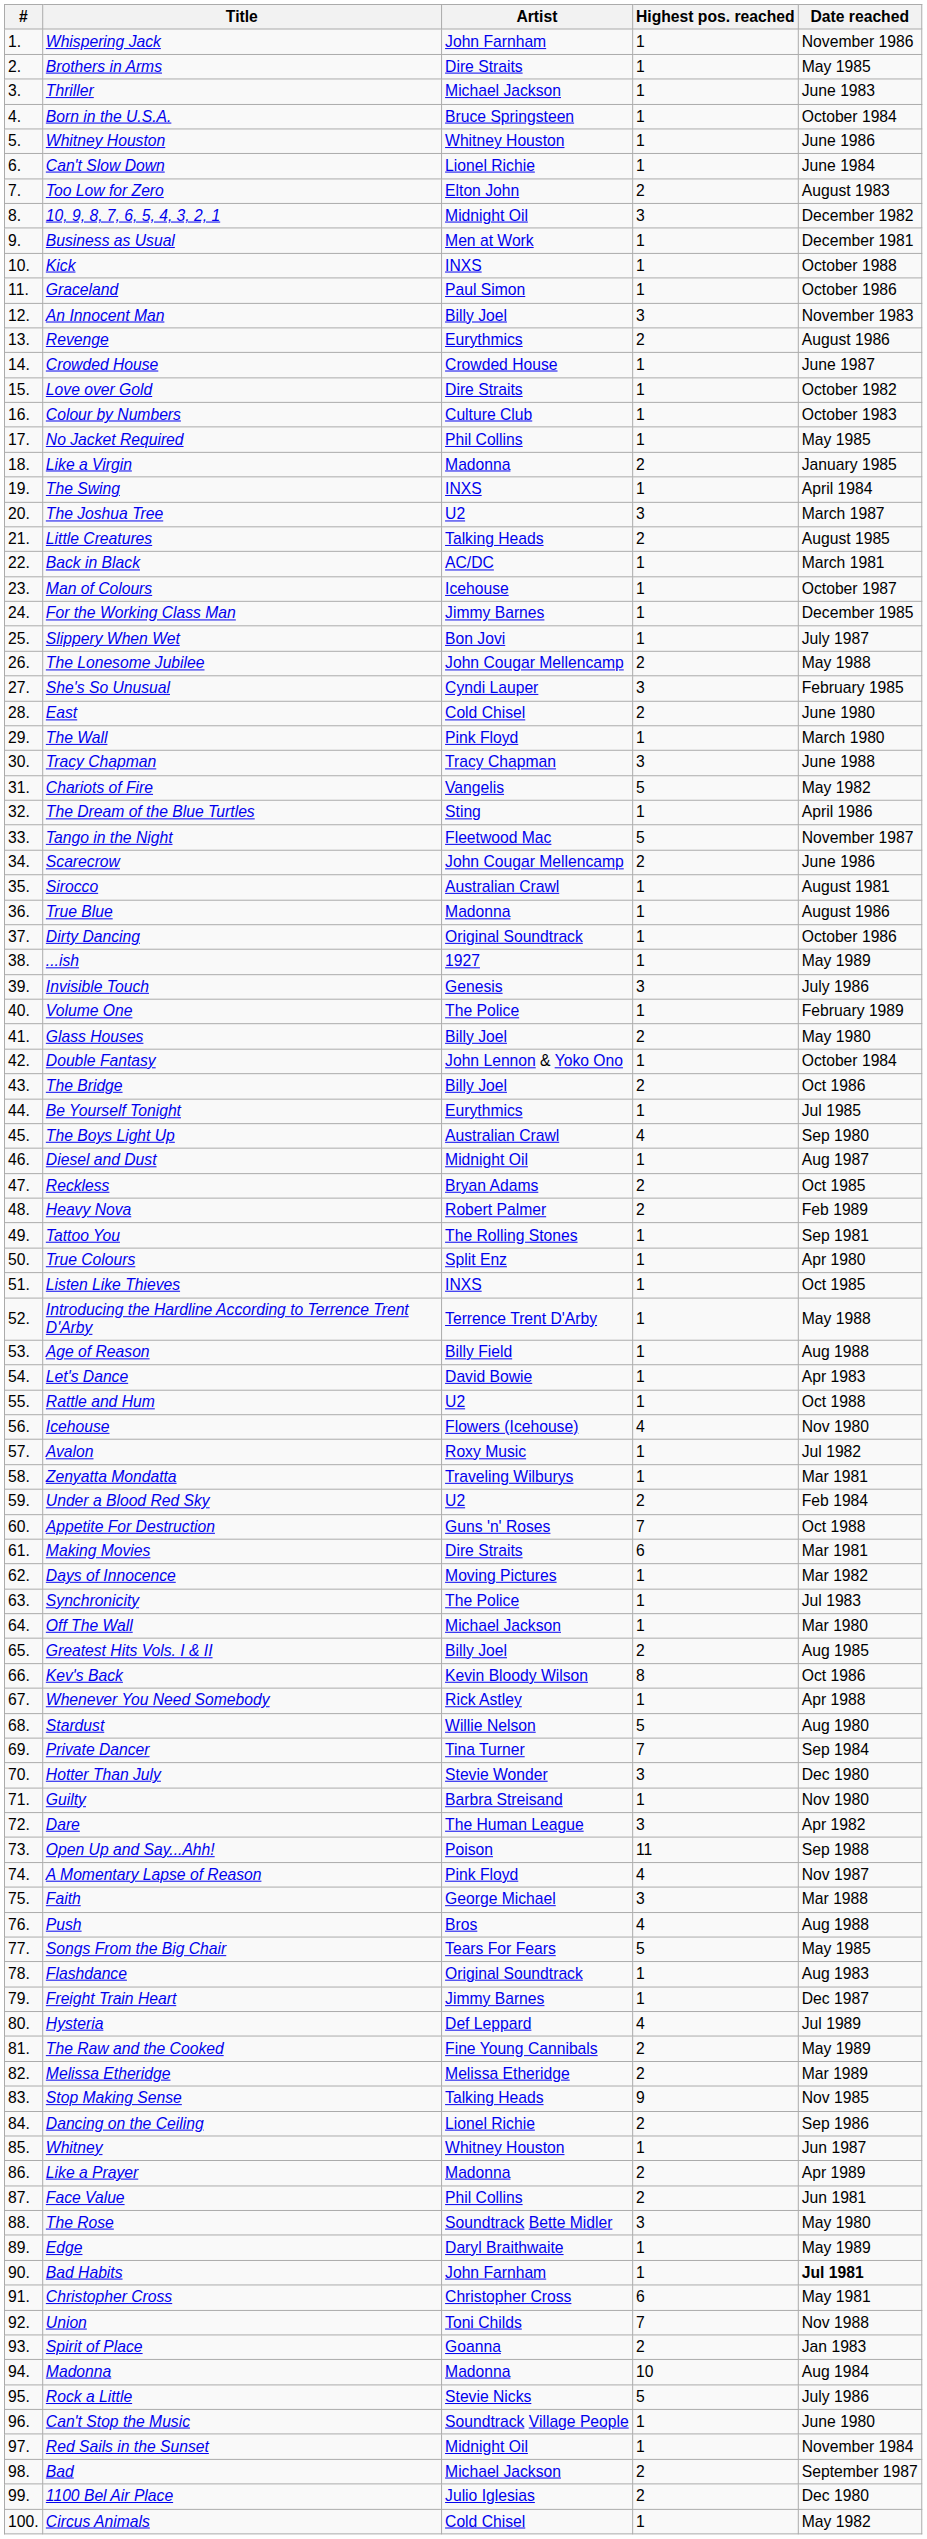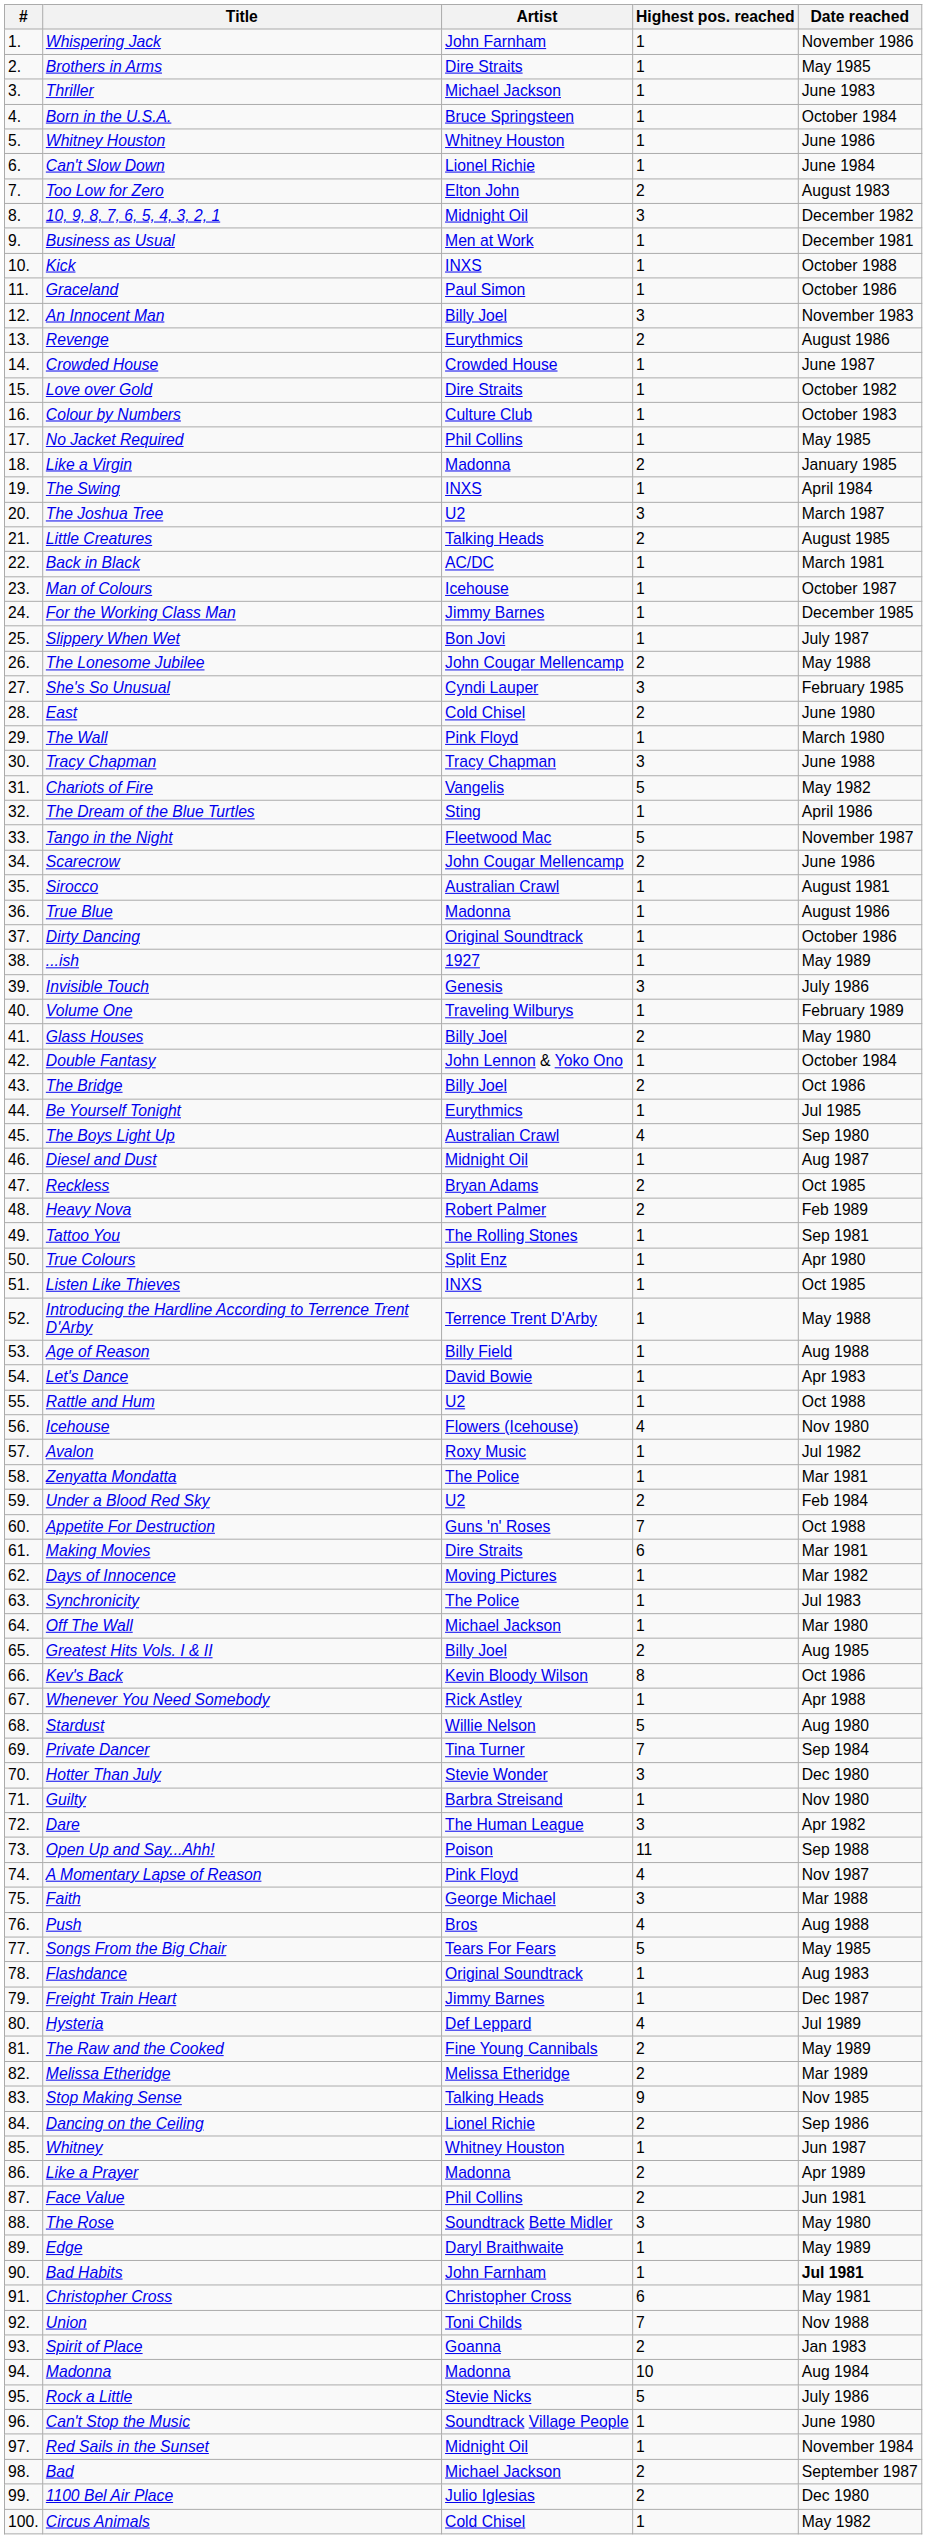(482, 1011) The Police -> (509, 1011) Traveling Wilburys
(509, 1476) Traveling Wilburys -> (482, 1476) The Police
